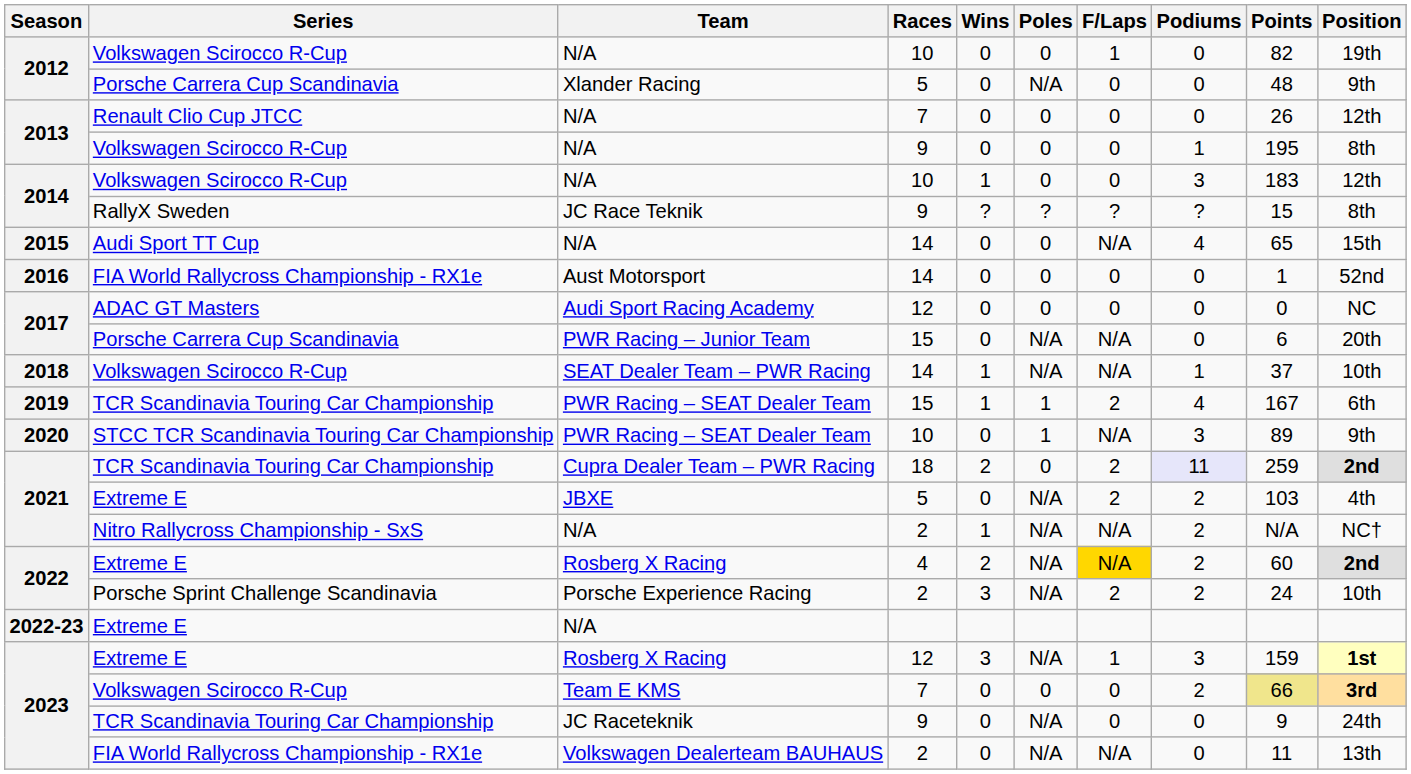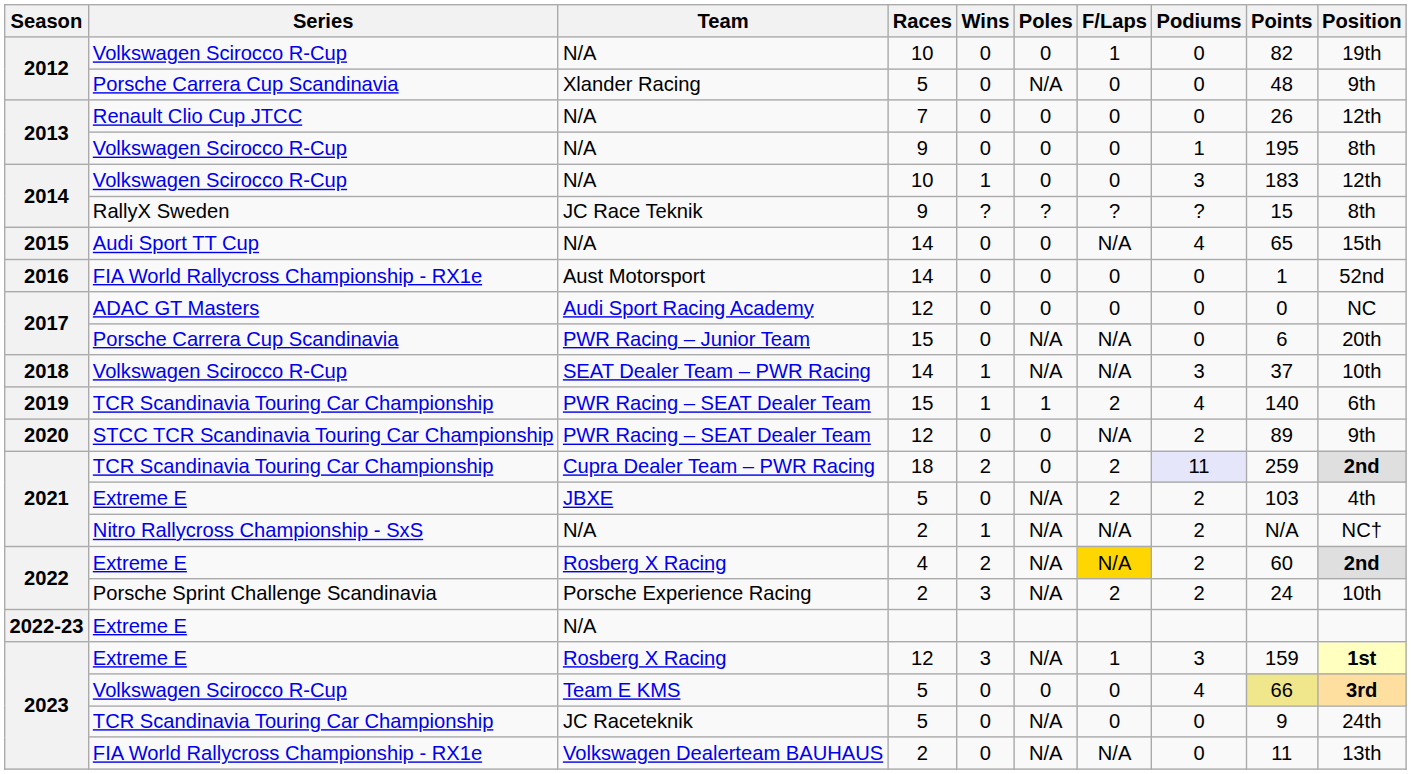(1199, 371) 1 -> (1199, 371) 3
(1282, 403) 167 -> (1282, 403) 140
(922, 435) 10 -> (922, 435) 12
(1046, 435) 1 -> (1046, 435) 0
(1199, 435) 3 -> (1199, 435) 2
(922, 690) 7 -> (922, 690) 5
(1199, 690) 2 -> (1199, 690) 4
(922, 722) 9 -> (922, 722) 5
